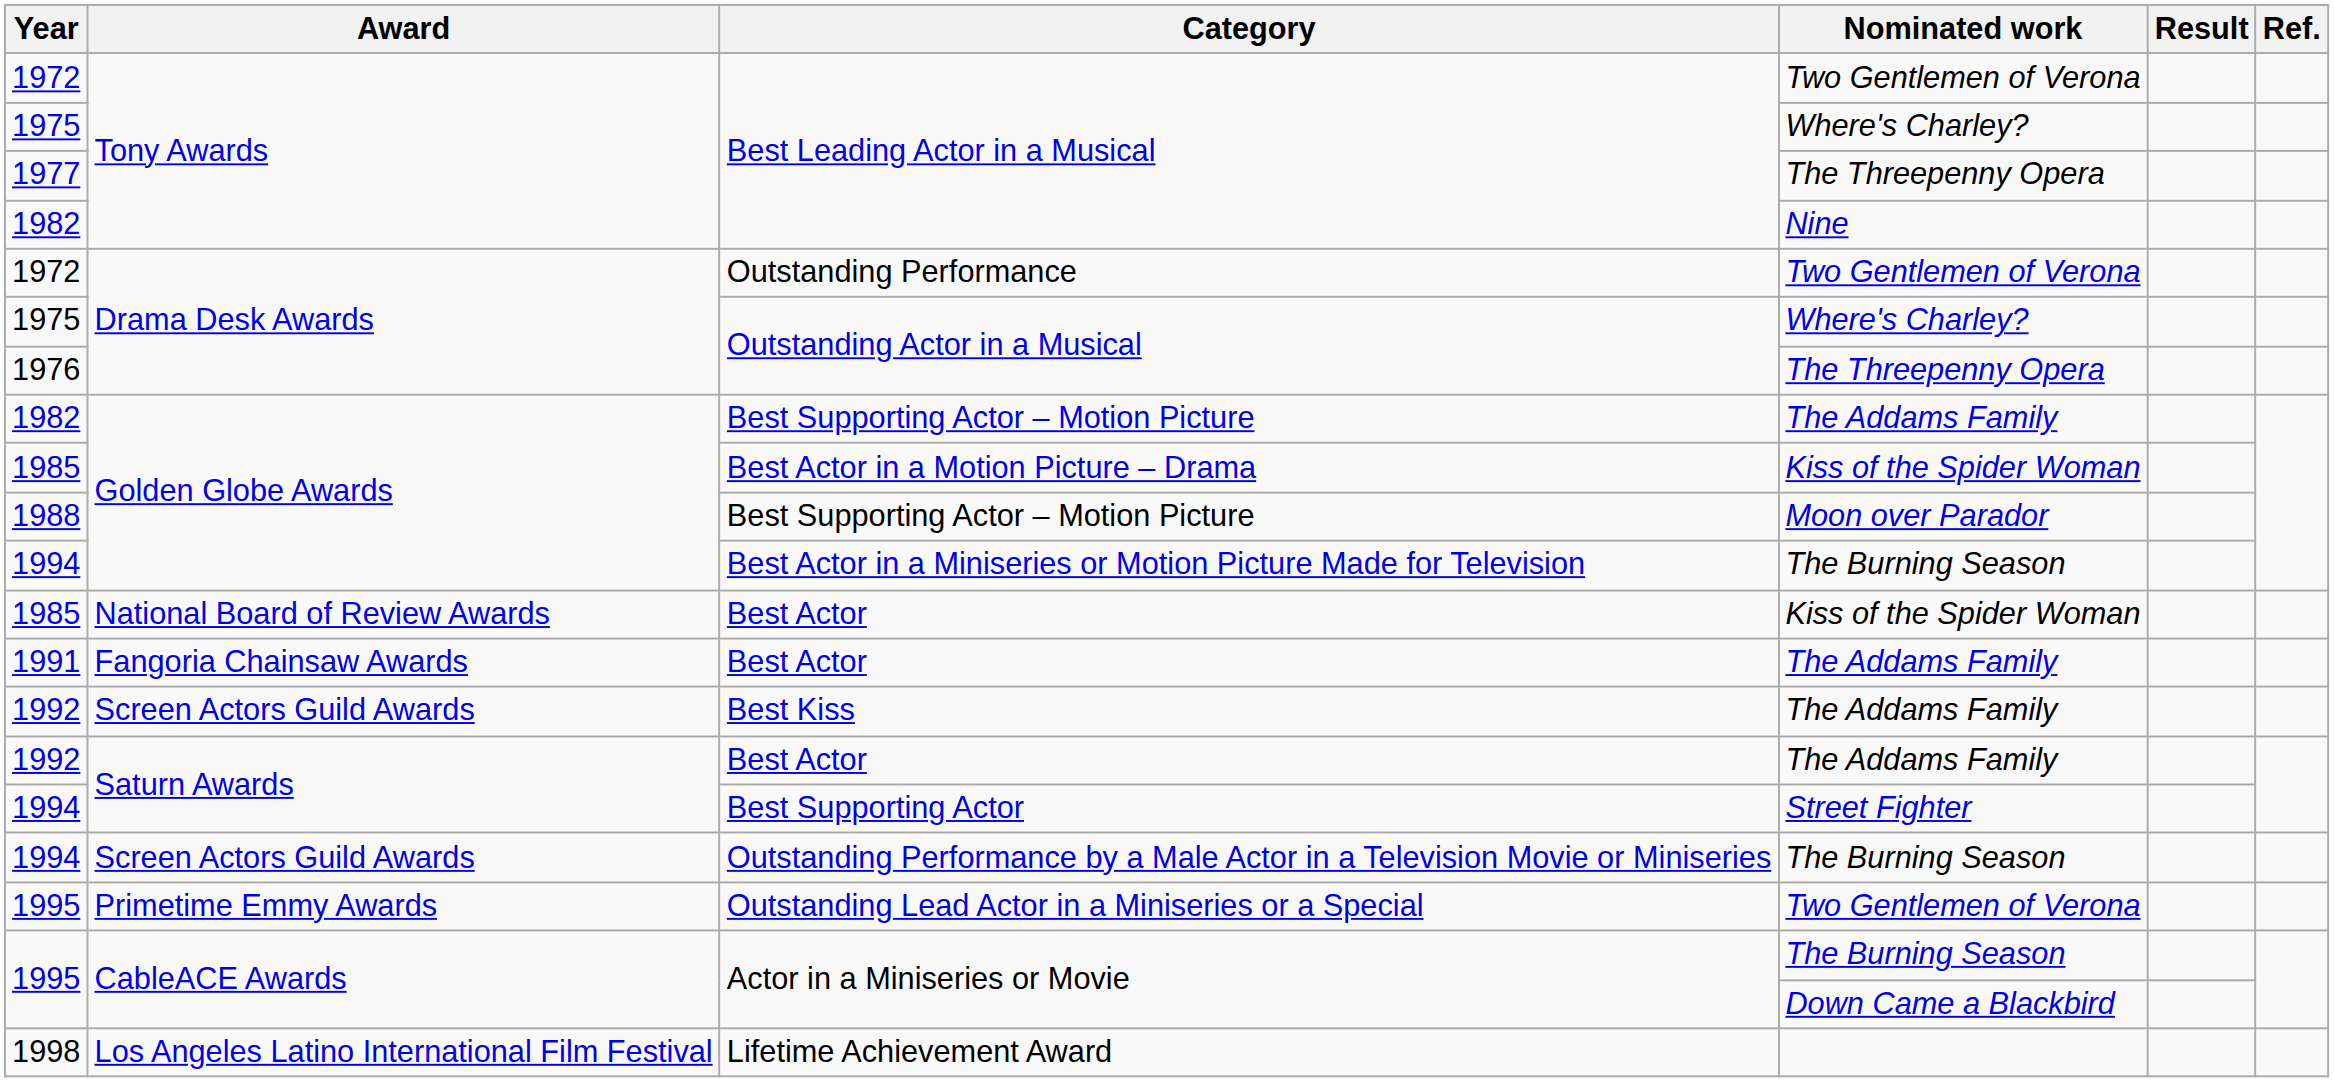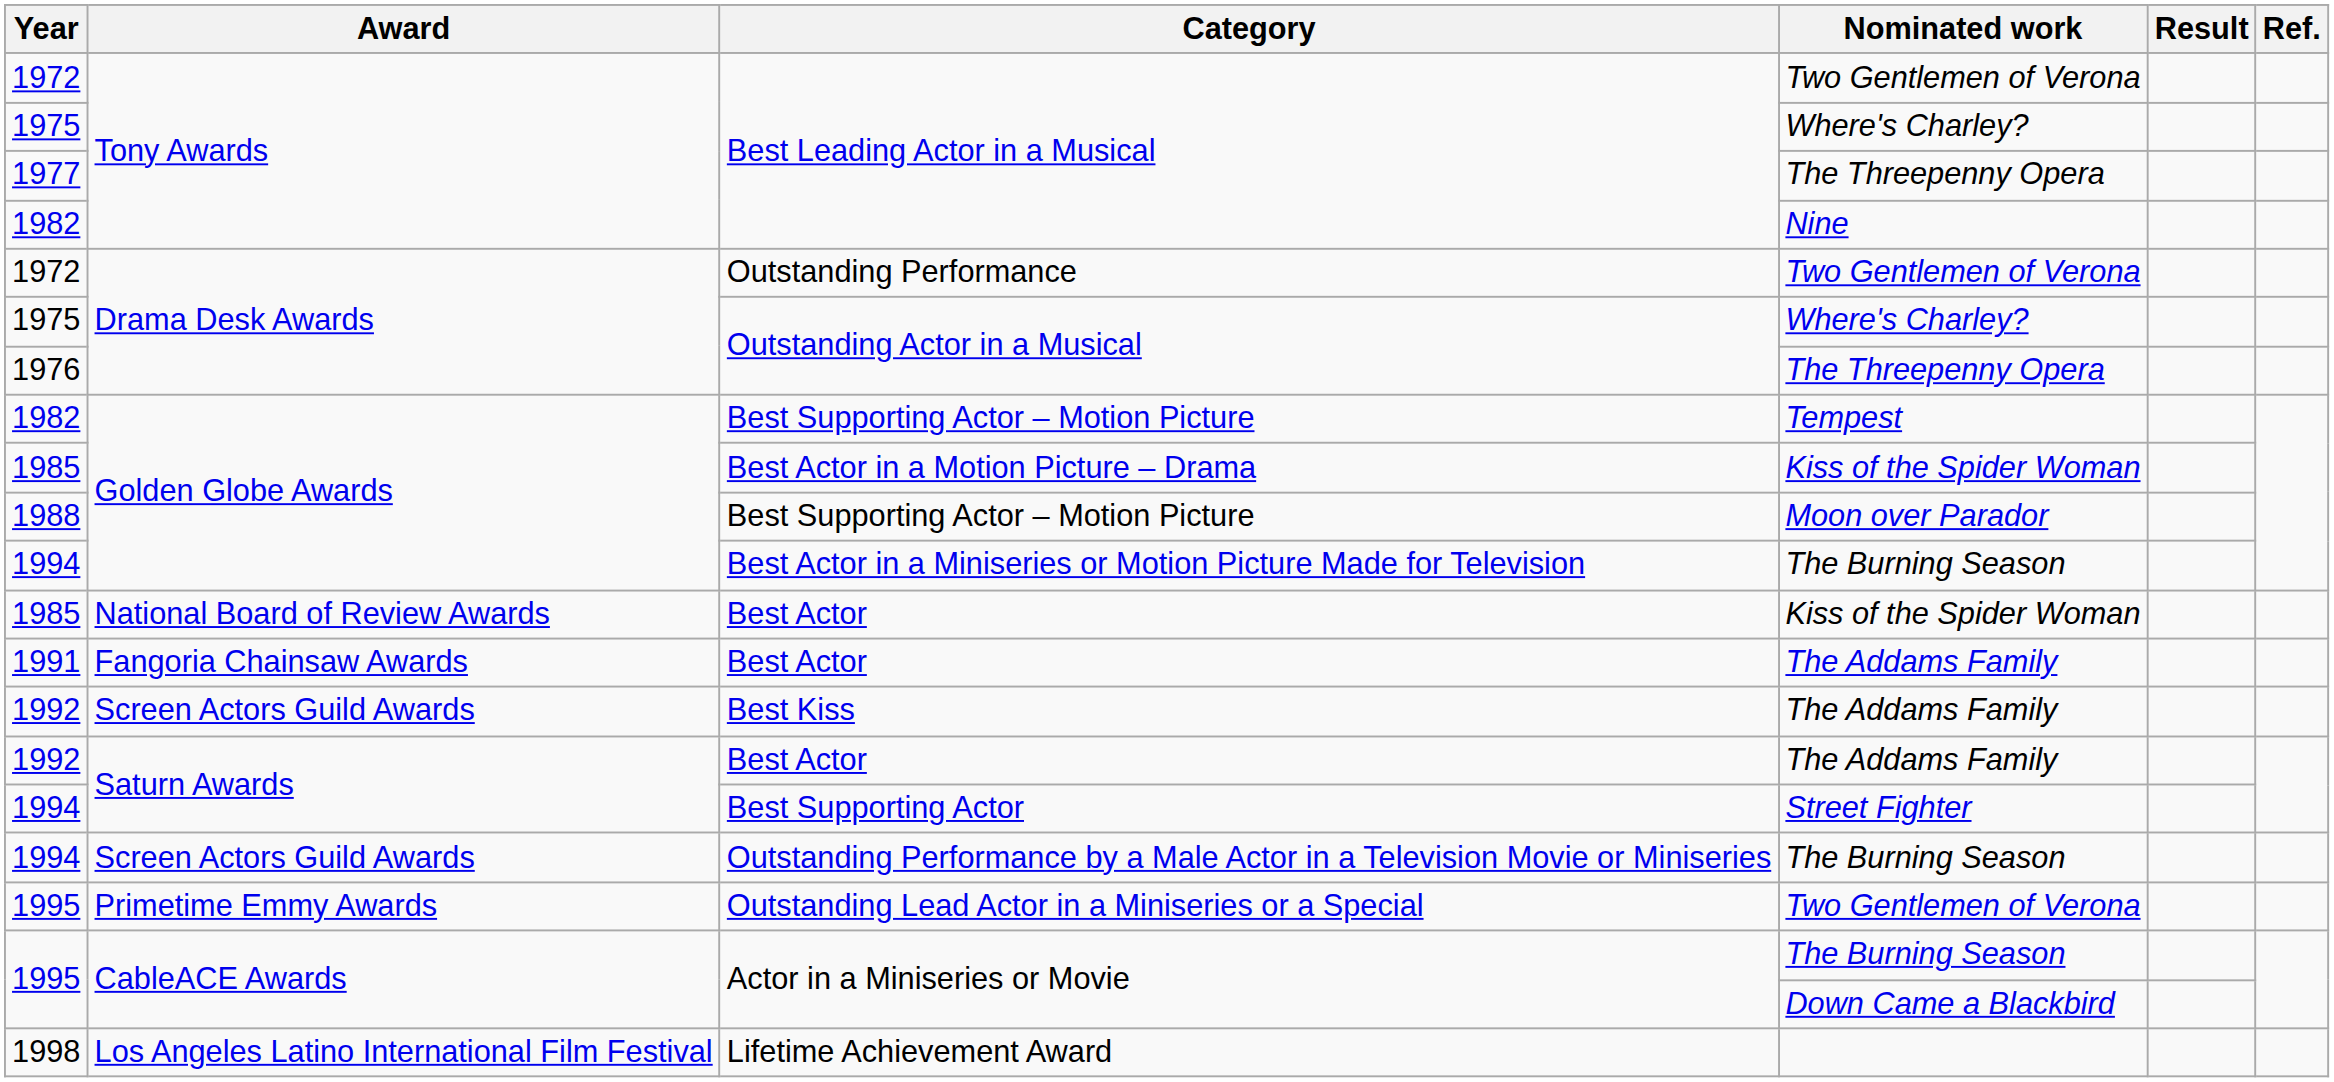(1921, 418) The Addams Family -> (1844, 418) Tempest
